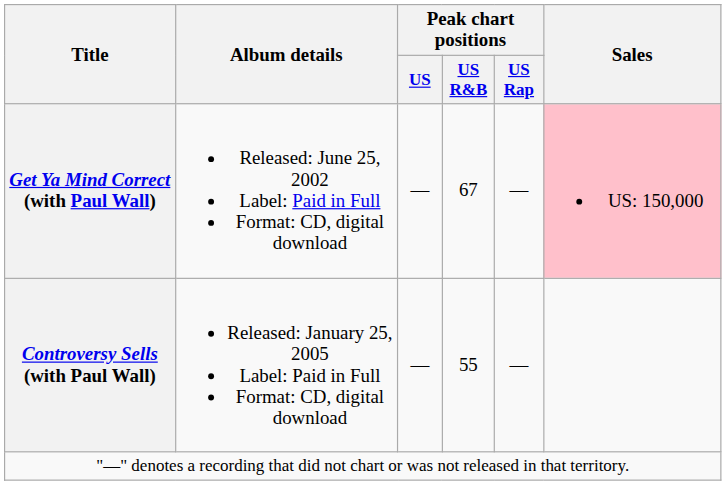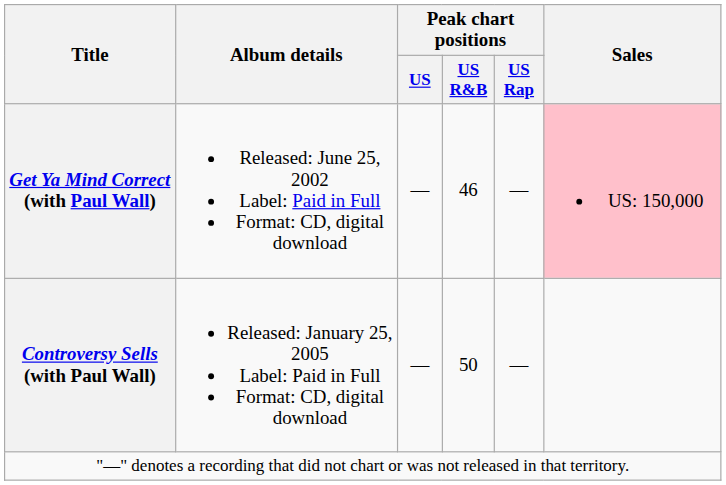(468, 190) 67 -> (468, 190) 46
(468, 364) 55 -> (468, 364) 50
